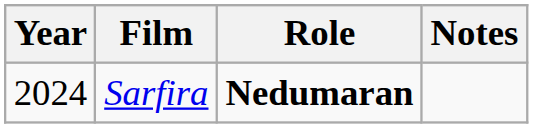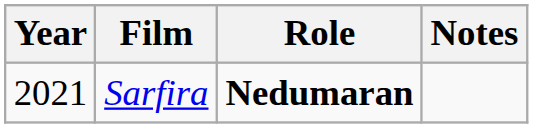(50, 92) 2024 -> (50, 92) 2021
